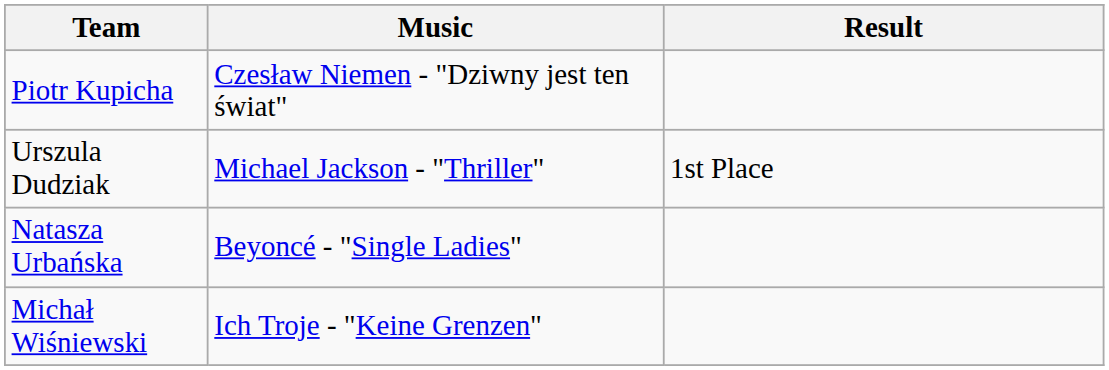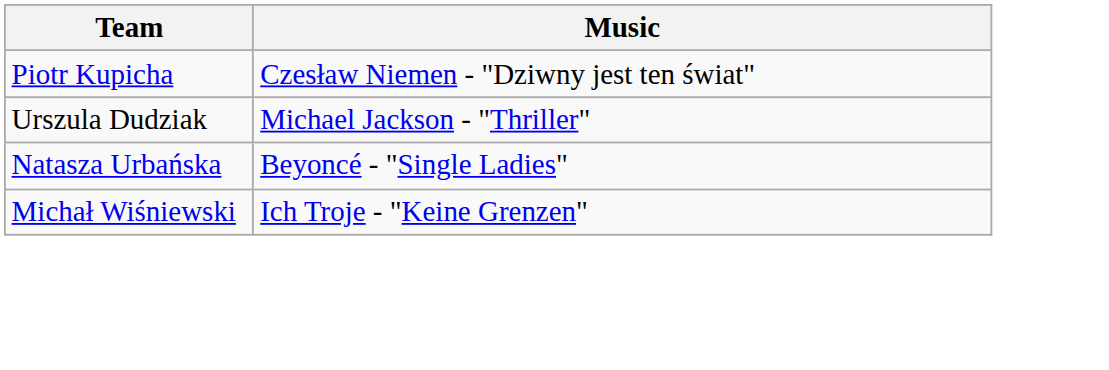- column: (883, 27)
